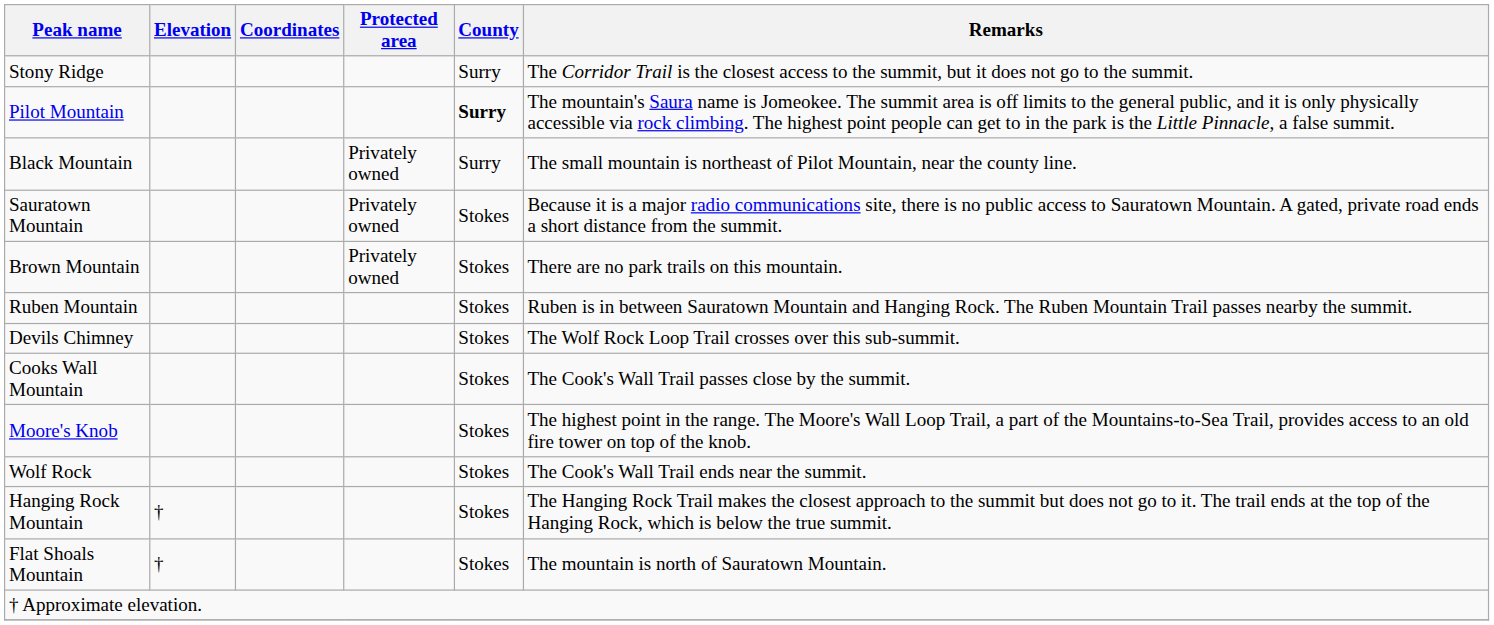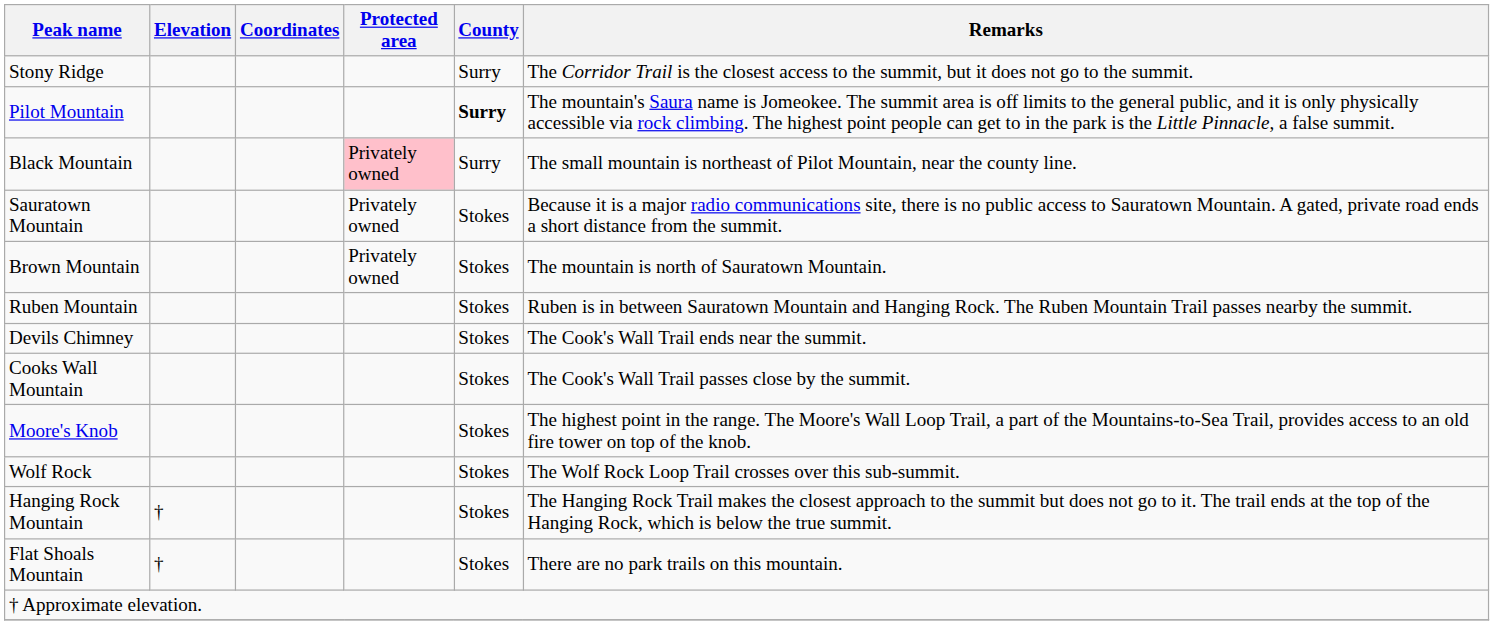(383, 163) no background -> (383, 163) pink background
(685, 266) There are no park trails on this mountain. -> (707, 266) The mountain is north of Sauratown Mountain.
(744, 338) The Wolf Rock Loop Trail crosses over this sub-summit. -> (697, 338) The Cook's Wall Trail ends near the summit.
(697, 471) The Cook's Wall Trail ends near the summit. -> (744, 471) The Wolf Rock Loop Trail crosses over this sub-summit.
(707, 564) The mountain is north of Sauratown Mountain. -> (685, 564) There are no park trails on this mountain.
